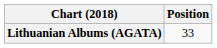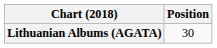(188, 33) 33 -> (188, 33) 30
